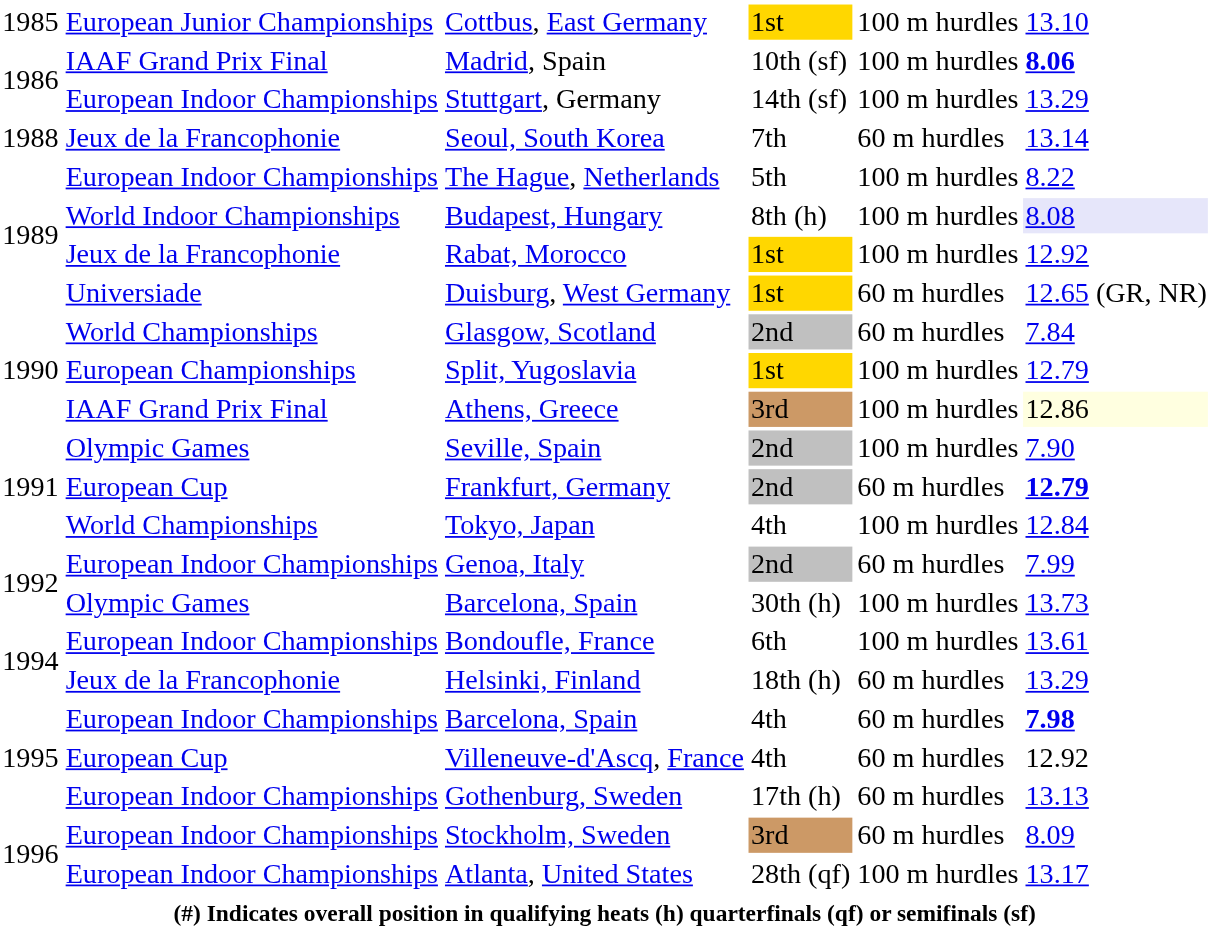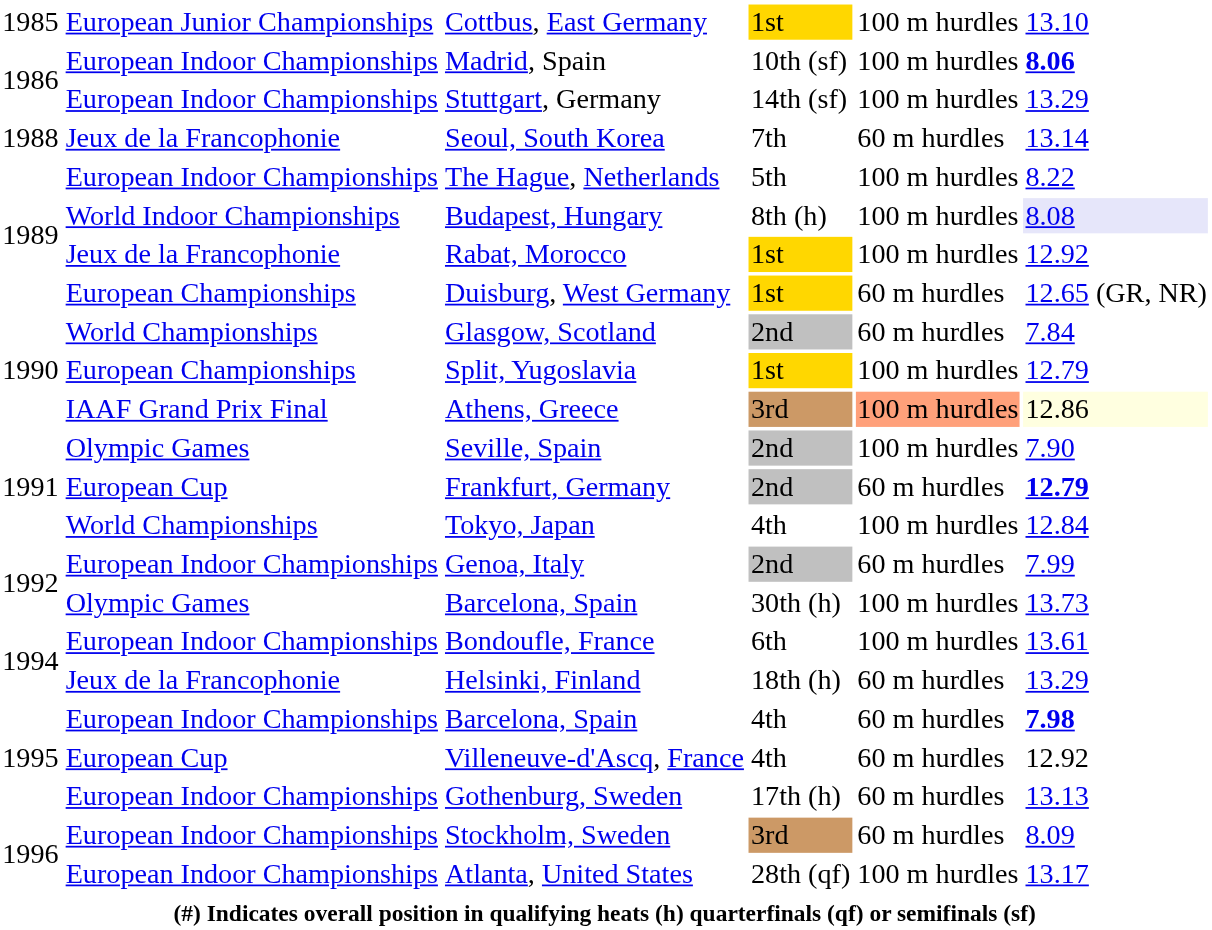(197, 60) IAAF Grand Prix Final -> (252, 60) European Indoor Championships
(134, 292) Universiade -> (211, 292) European Championships
(938, 408) no background -> (938, 408) lightsalmon background
